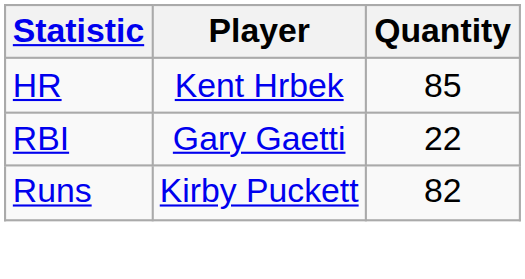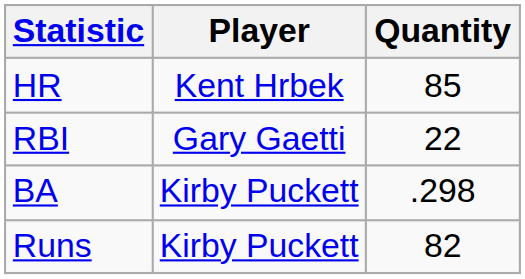+ row: (35, 191)
